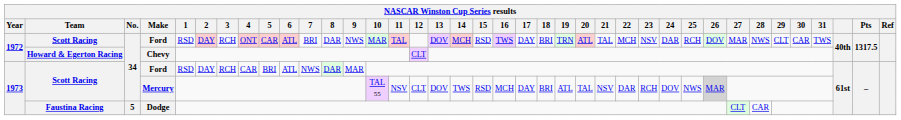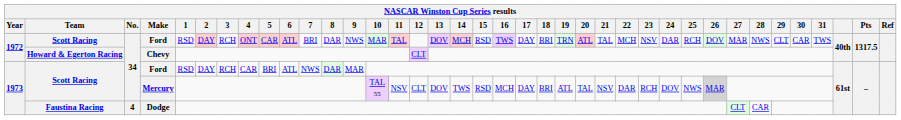(132, 108) 5 -> (132, 108) 4
